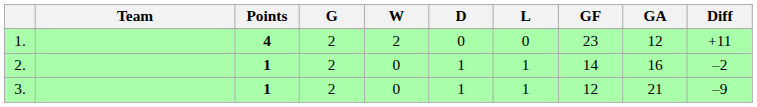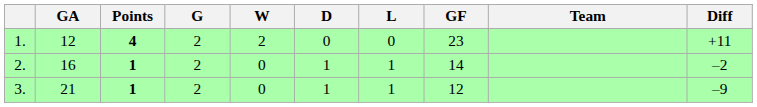columns swapped: (135, 16) <-> (655, 16)
